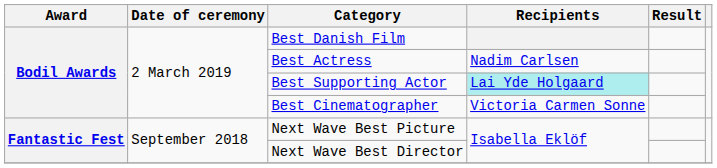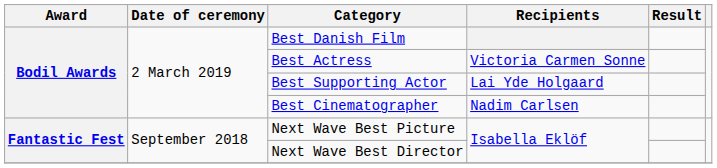(524, 61) Nadim Carlsen -> (558, 61) Victoria Carmen Sonne
(537, 84) paleturquoise background -> (537, 84) no background
(558, 107) Victoria Carmen Sonne -> (524, 107) Nadim Carlsen
